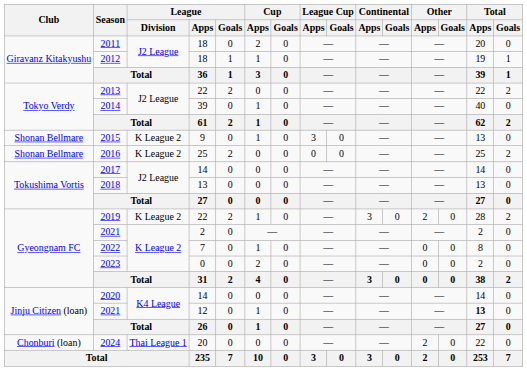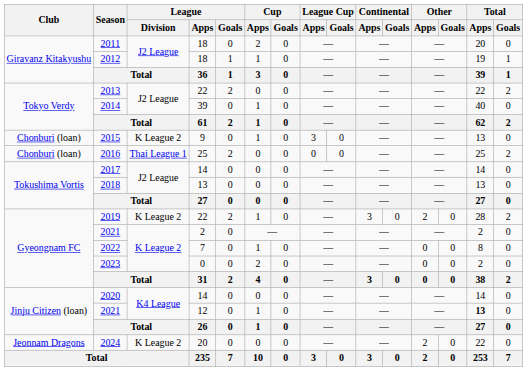(49, 138) Shonan Bellmare -> (49, 138) Chonburi (loan)
(49, 153) Shonan Bellmare -> (49, 153) Chonburi (loan)
(158, 153) K League 2 -> (158, 153) Thai League 1
(49, 342) Chonburi (loan) -> (49, 342) Jeonnam Dragons
(158, 342) Thai League 1 -> (158, 342) K League 2
